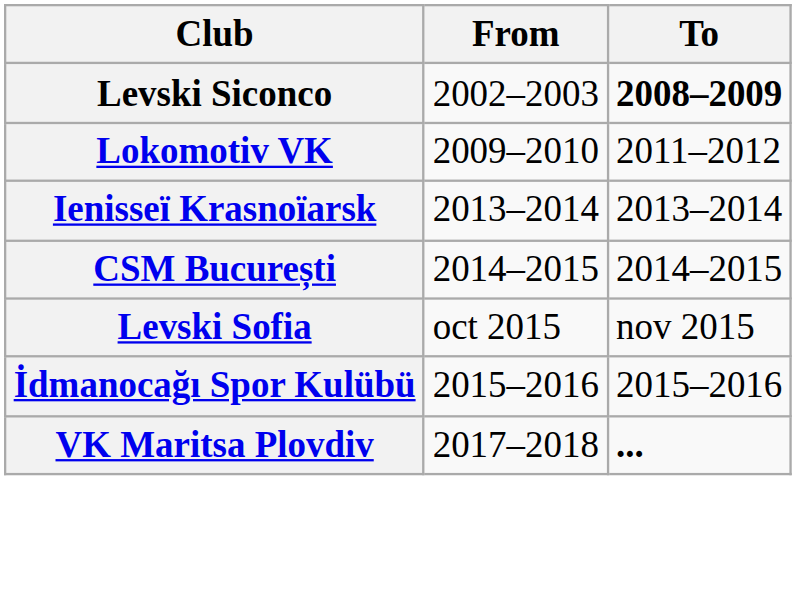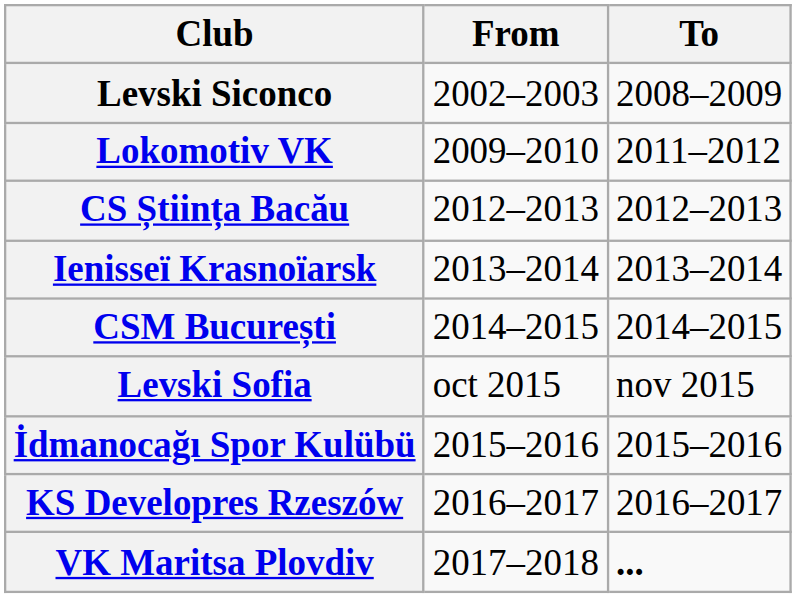(699, 92) bold -> (699, 92) normal
+ row: (215, 209)
+ row: (215, 502)
